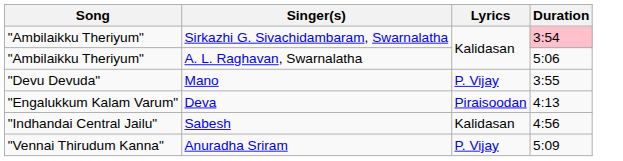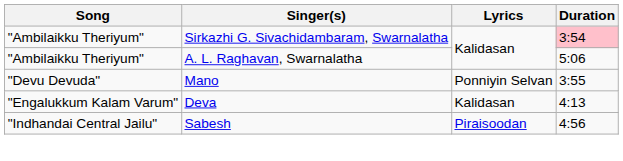(477, 80) P. Vijay -> (504, 80) Ponniyin Selvan
(491, 102) Piraisoodan -> (485, 102) Kalidasan
(485, 124) Kalidasan -> (491, 124) Piraisoodan
- row: (236, 145)
